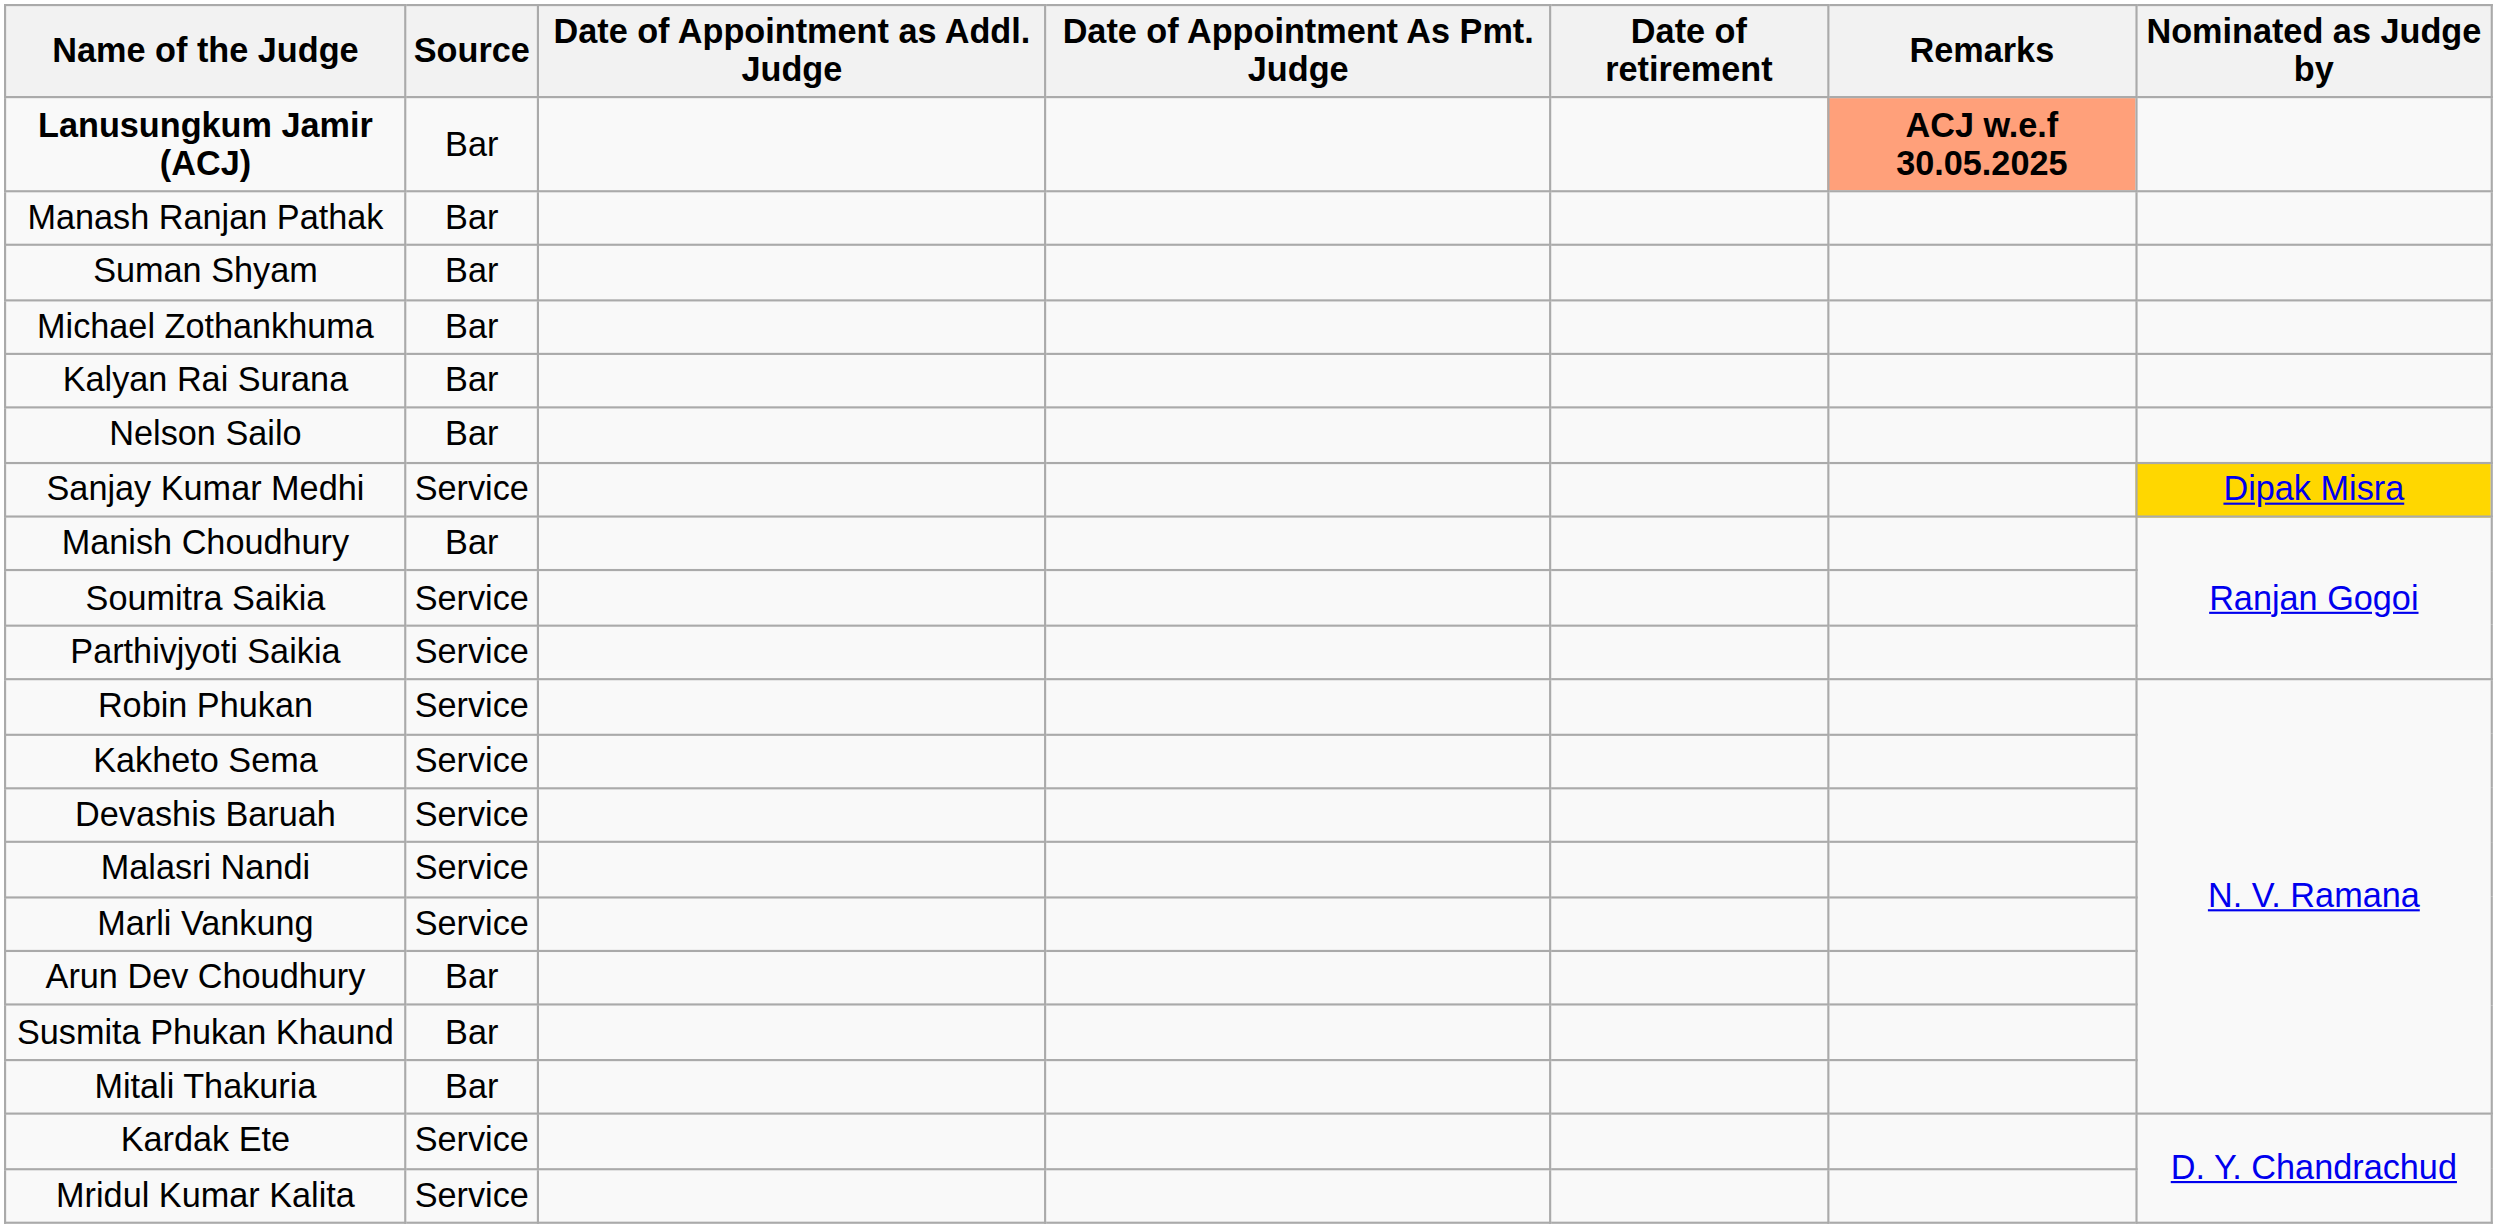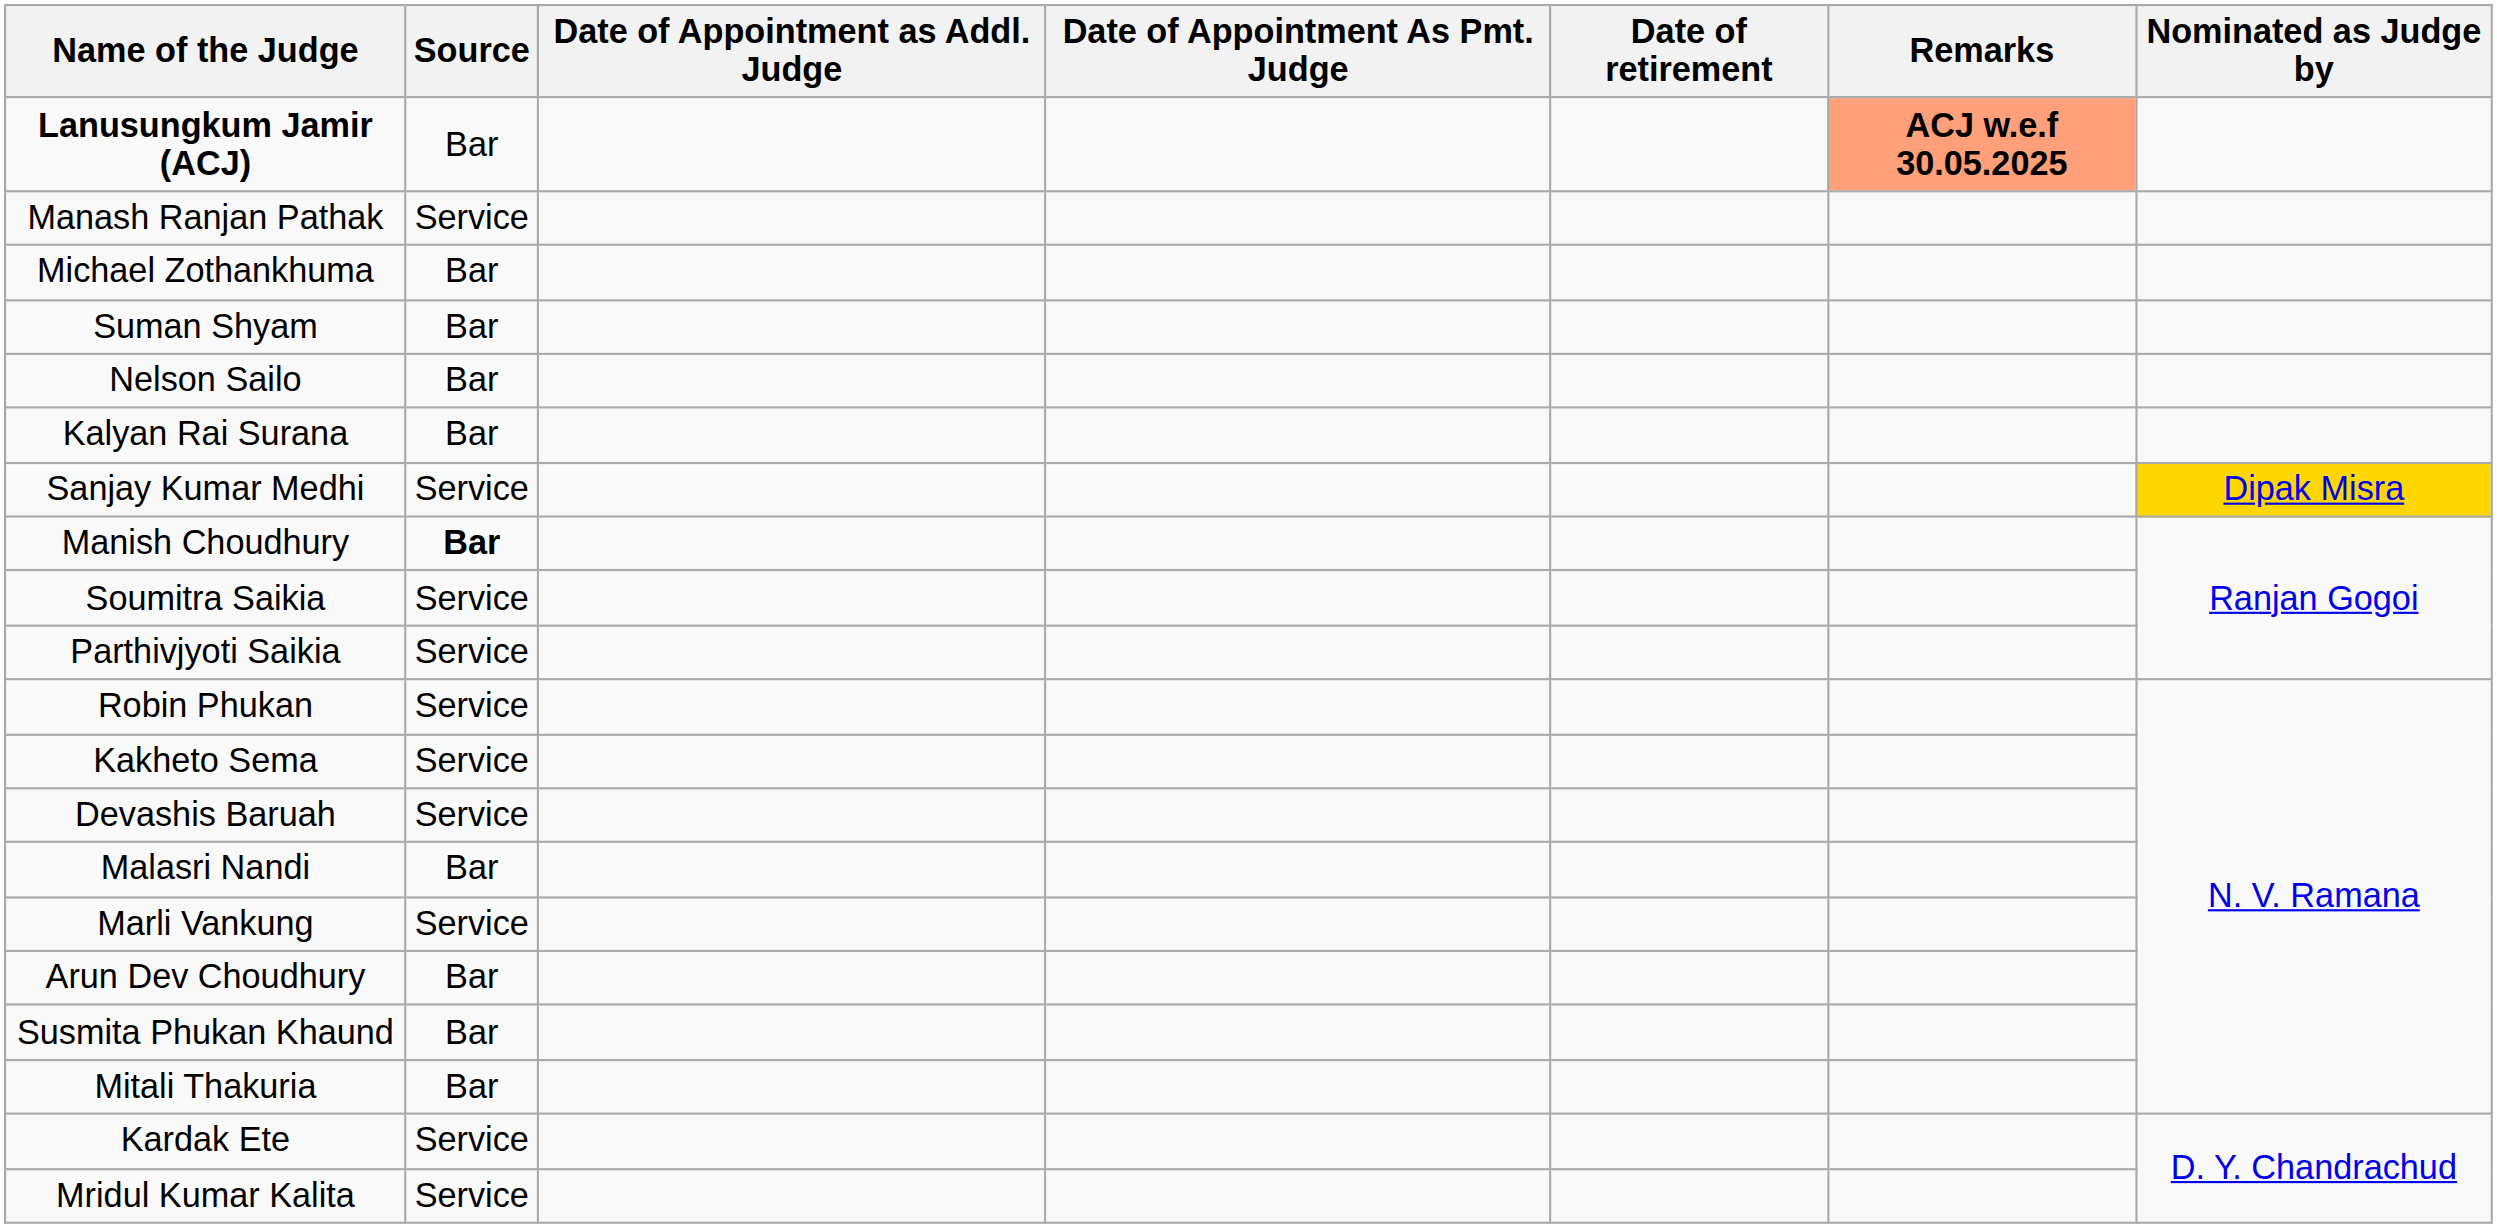(472, 217) Bar -> (472, 217) Service
rows swapped: (205, 325) <-> (205, 271)
rows swapped: (205, 380) <-> (205, 434)
(472, 543) normal -> (472, 543) bold
(472, 868) Service -> (472, 868) Bar
